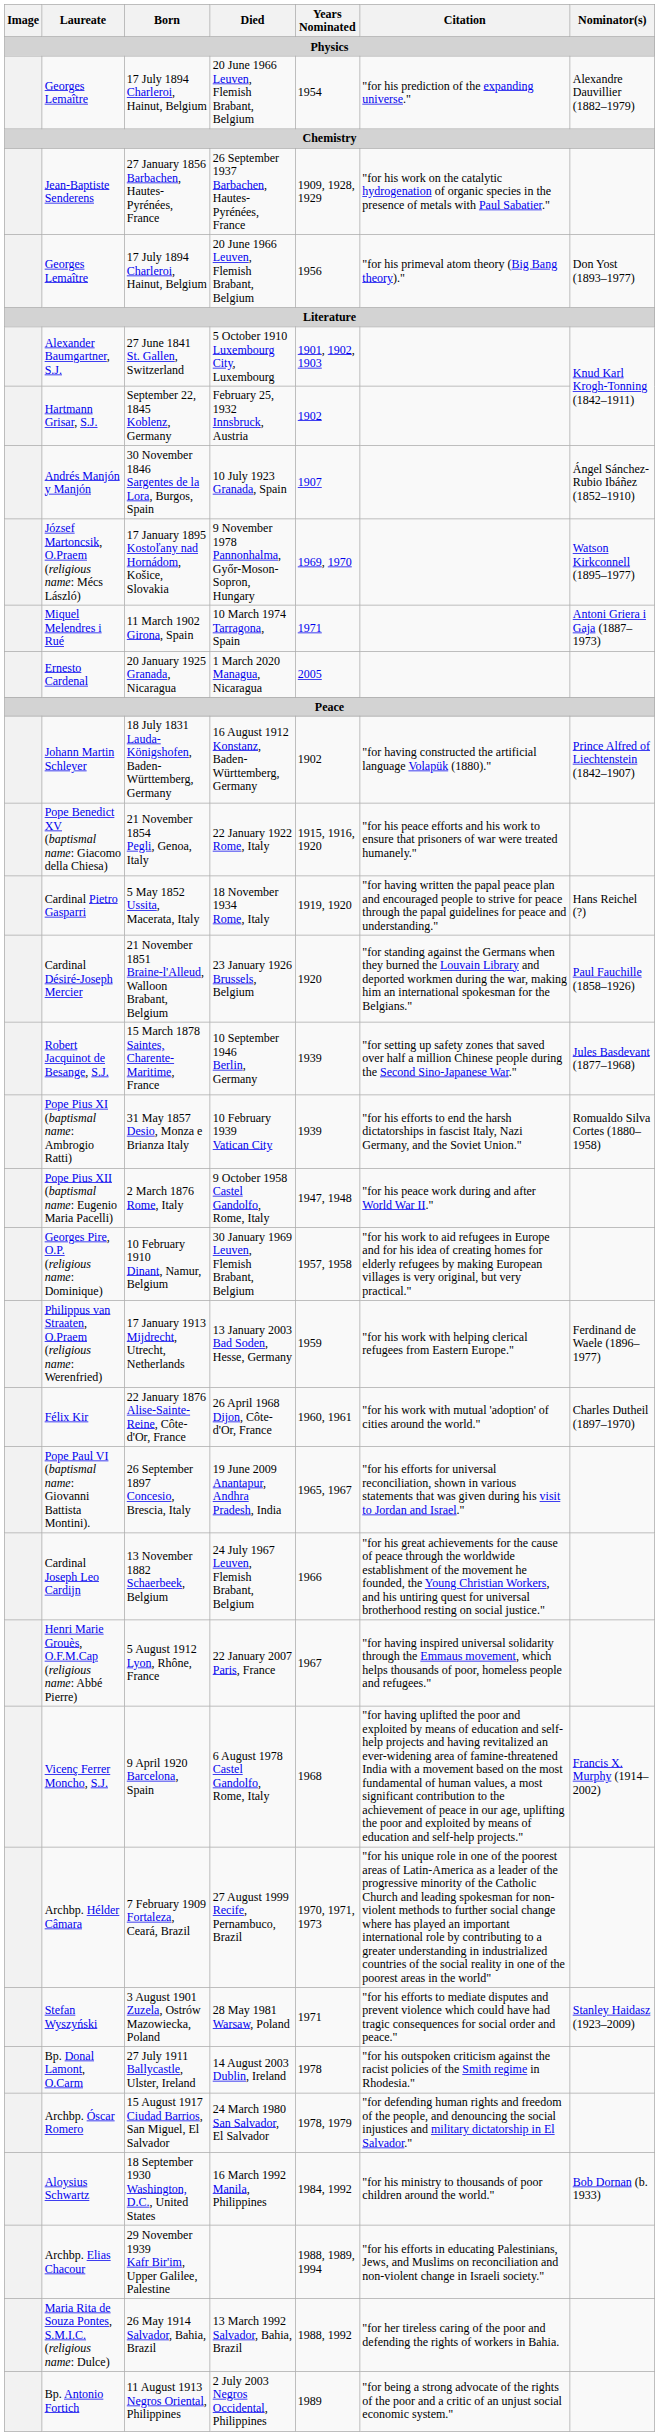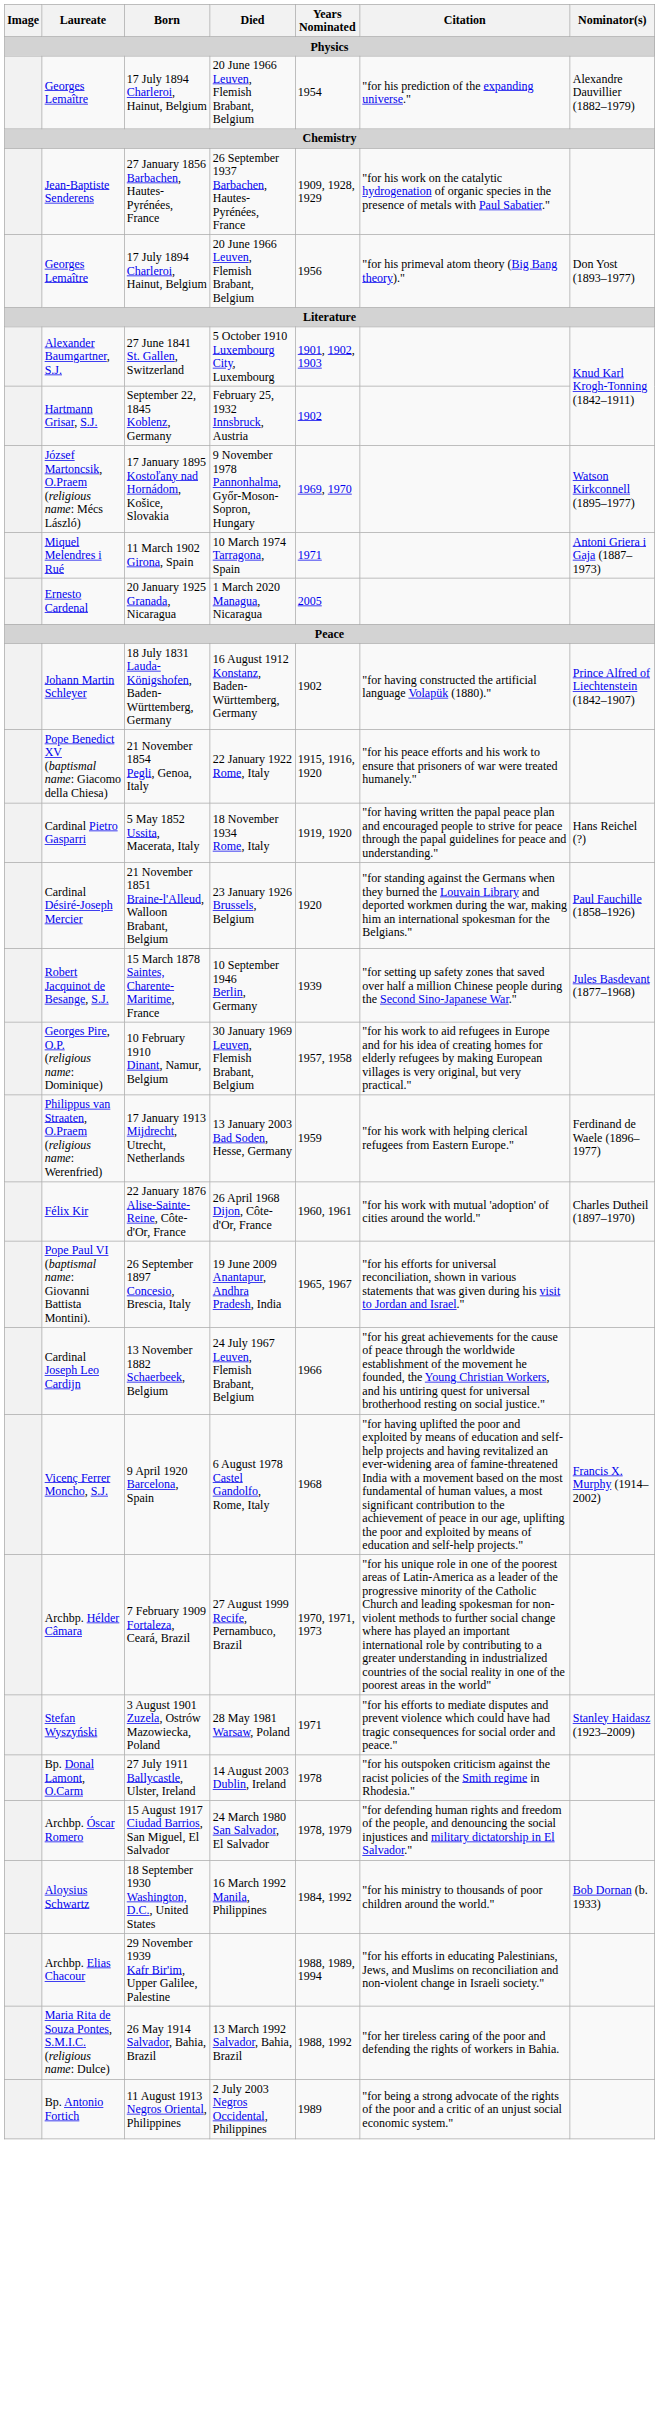- row: (82, 482)
- row: (76, 1131)
- row: (81, 1197)
- row: (74, 1663)
